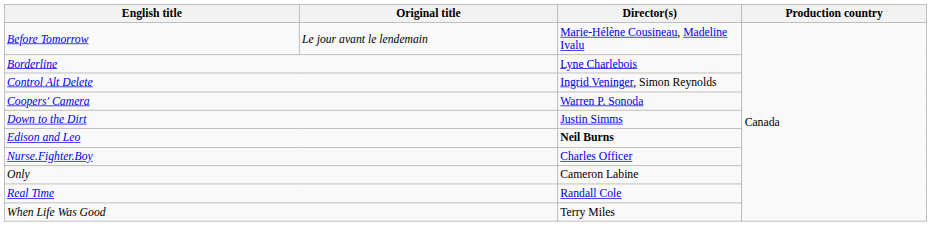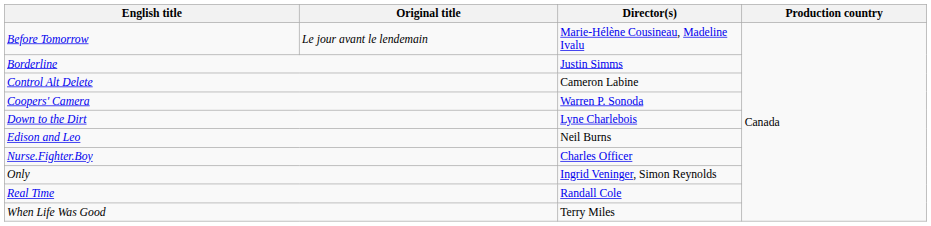(599, 63) Lyne Charlebois -> (592, 63) Justin Simms
(638, 82) Ingrid Veninger, Simon Reynolds -> (599, 82) Cameron Labine
(592, 119) Justin Simms -> (599, 119) Lyne Charlebois
(587, 138) bold -> (586, 138) normal
(599, 175) Cameron Labine -> (638, 175) Ingrid Veninger, Simon Reynolds
